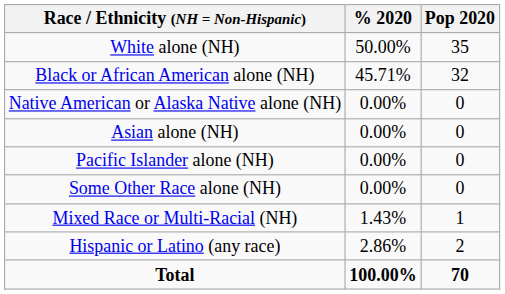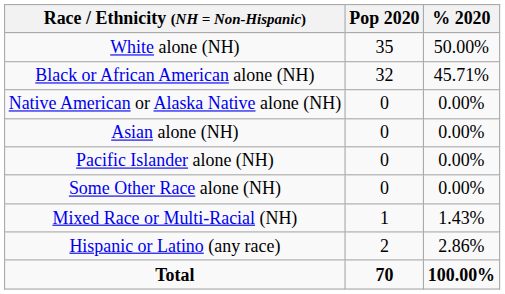columns swapped: (460, 18) <-> (383, 18)
